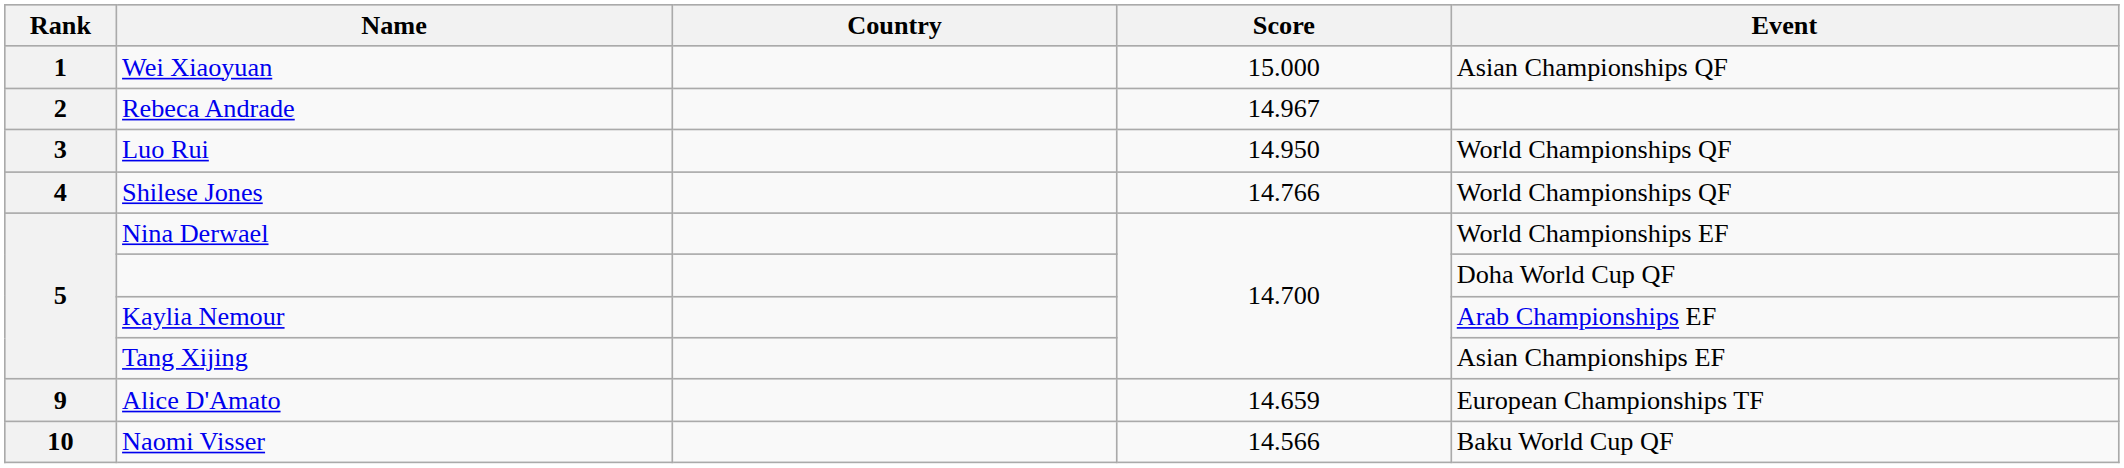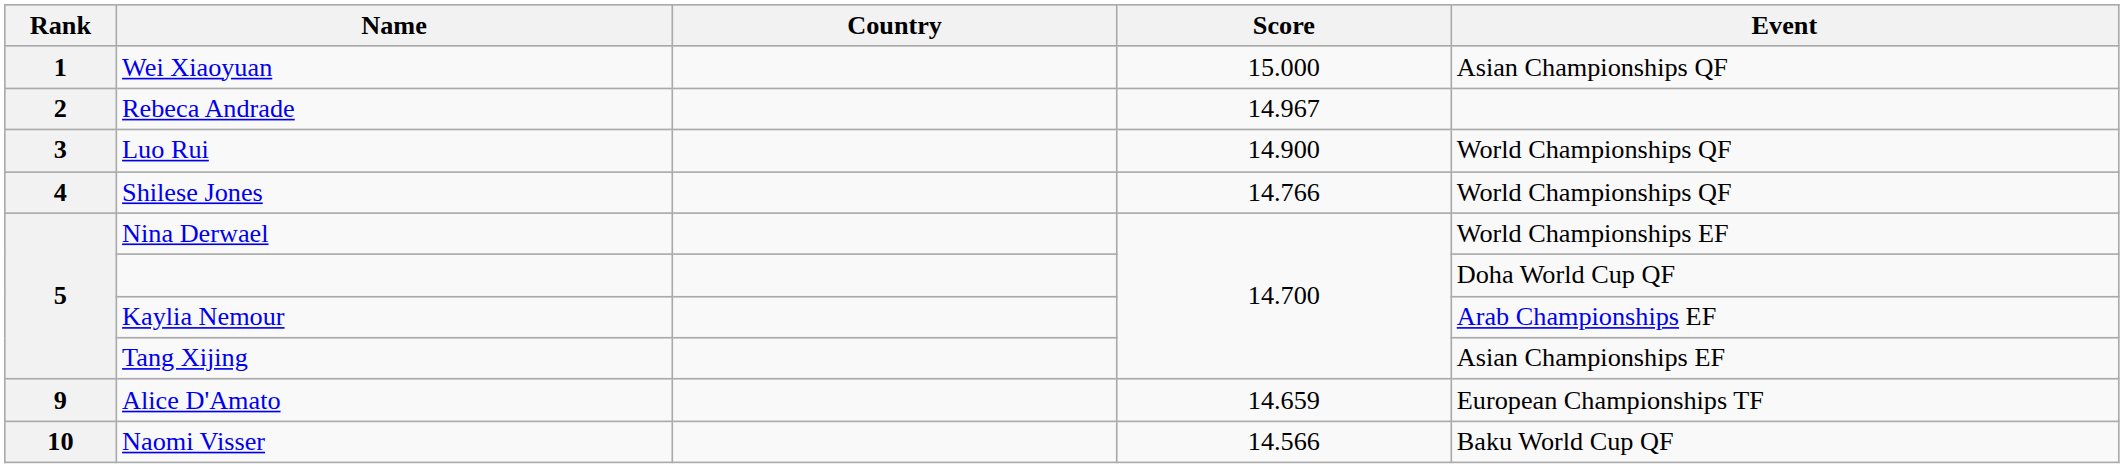(1284, 150) 14.950 -> (1284, 150) 14.900
